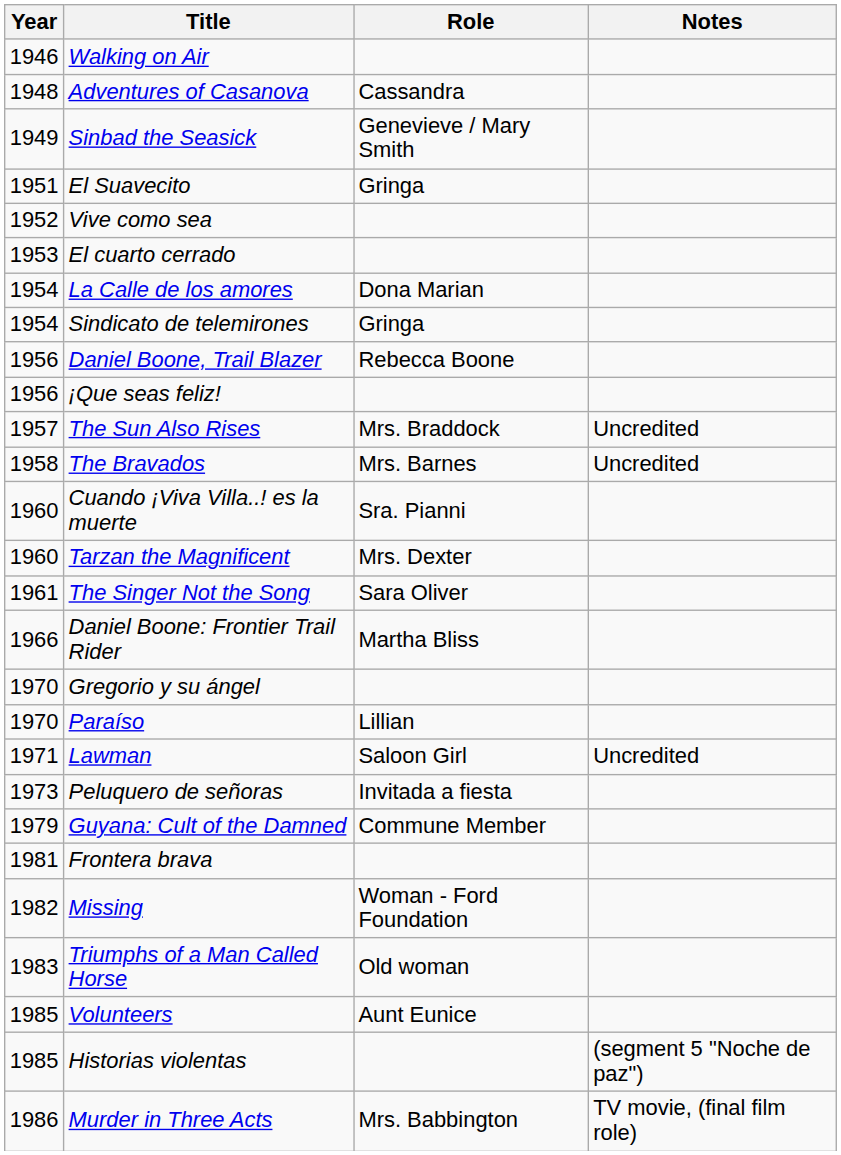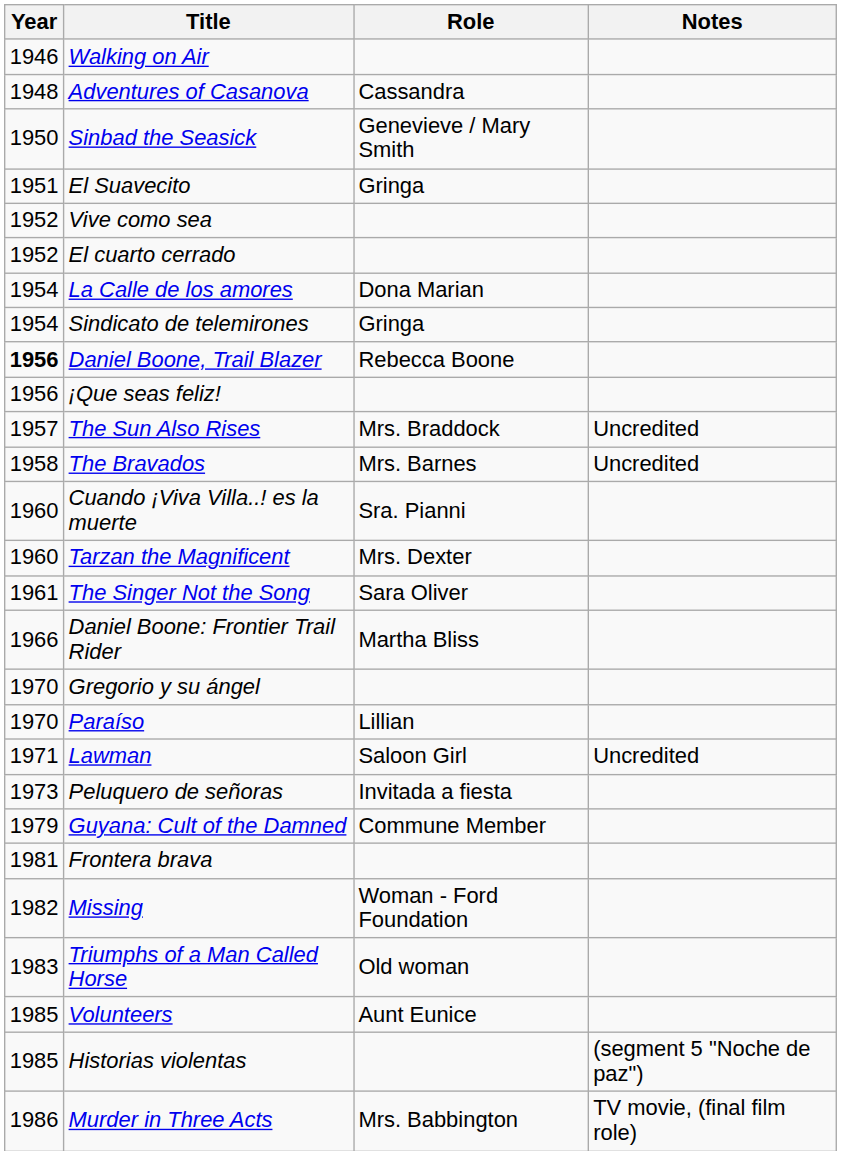(34, 138) 1949 -> (34, 138) 1950
(34, 255) 1953 -> (34, 255) 1952
(34, 359) normal -> (34, 359) bold
